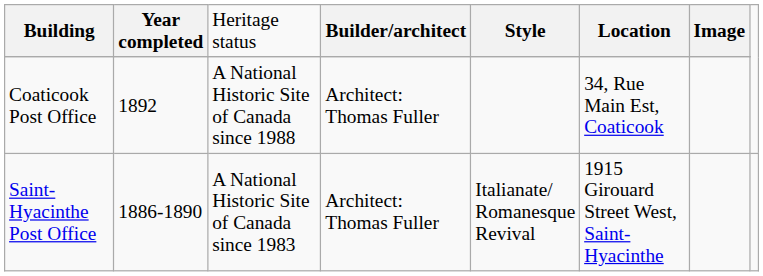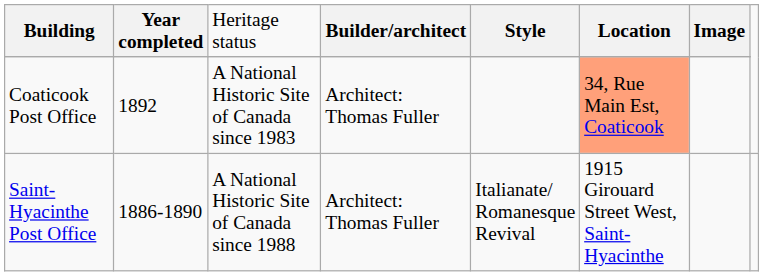(261, 105) A National Historic Site of Canada since 1988 -> (261, 105) A National Historic Site of Canada since 1983
(624, 105) no background -> (624, 105) lightsalmon background
(261, 211) A National Historic Site of Canada since 1983 -> (261, 211) A National Historic Site of Canada since 1988
